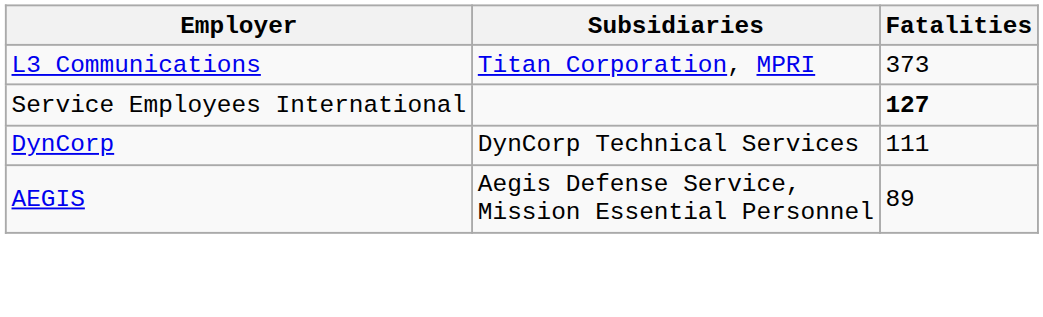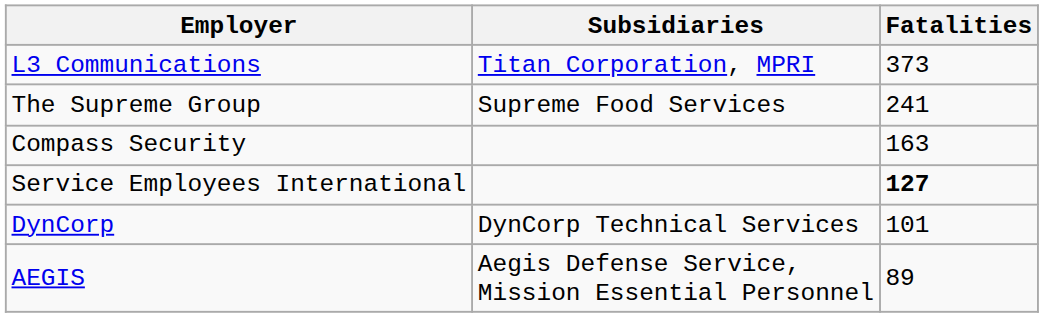+ row: (136, 105)
+ row: (129, 145)
(907, 145) 111 -> (907, 224) 101
